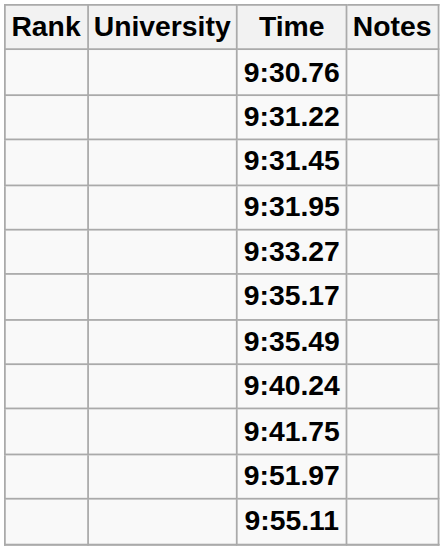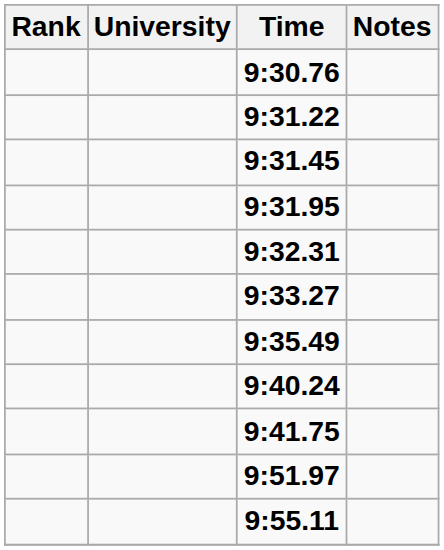+ row: (292, 251)
- row: (292, 296)
